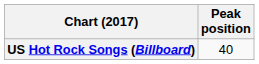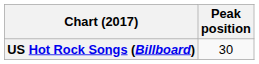(226, 49) 40 -> (226, 49) 30
